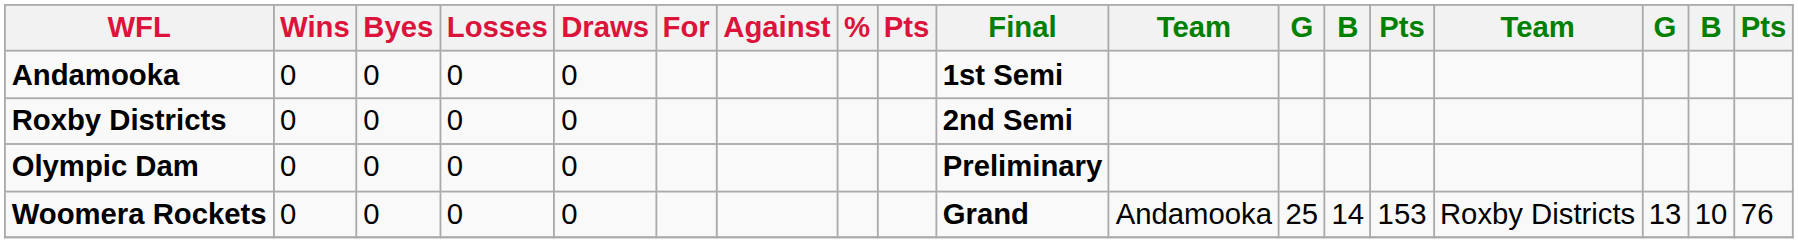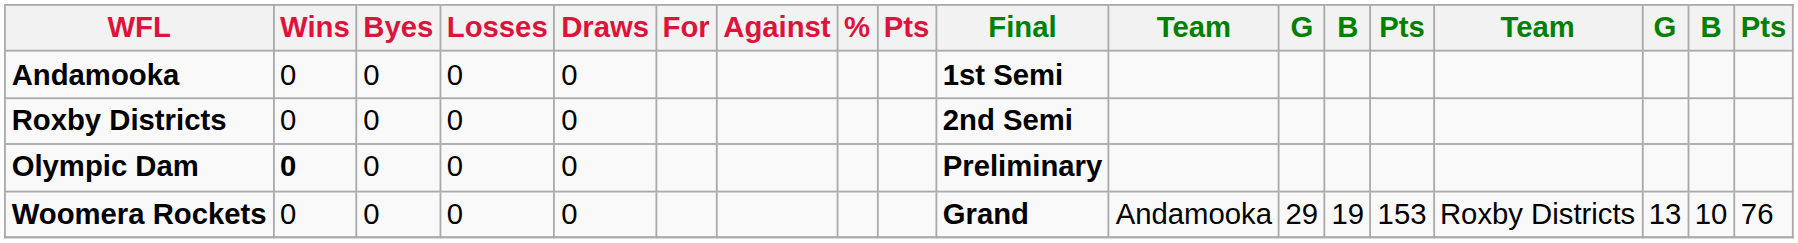(288, 167) normal -> (288, 167) bold
(1302, 213) 25 -> (1302, 213) 29
(1348, 213) 14 -> (1348, 213) 19
